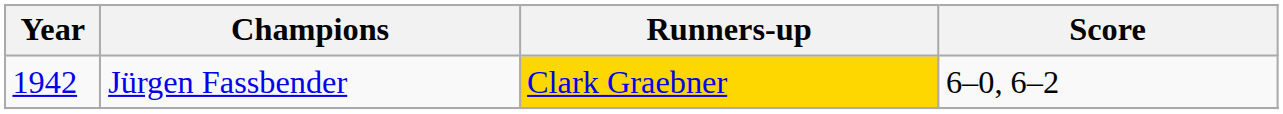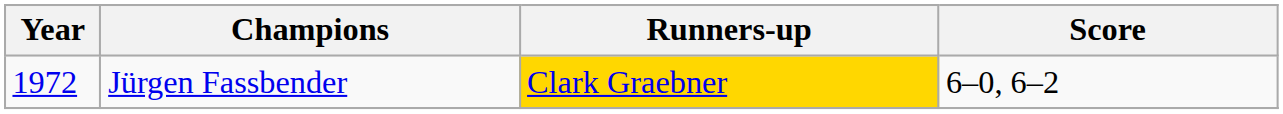(45, 81) 1942 -> (45, 81) 1972
